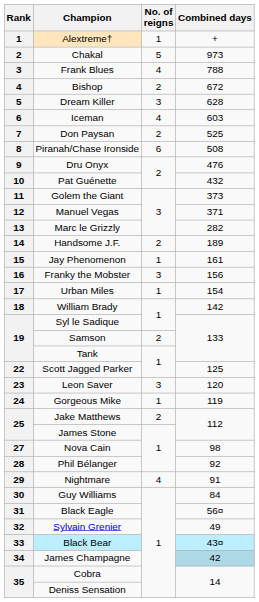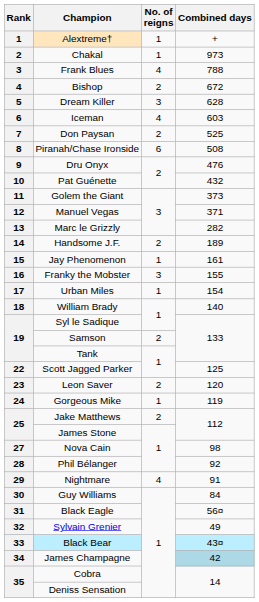(159, 54) 5 -> (159, 54) 1
(215, 275) 156 -> (215, 275) 155
(215, 306) 142 -> (215, 306) 140
(159, 385) 3 -> (159, 385) 2
